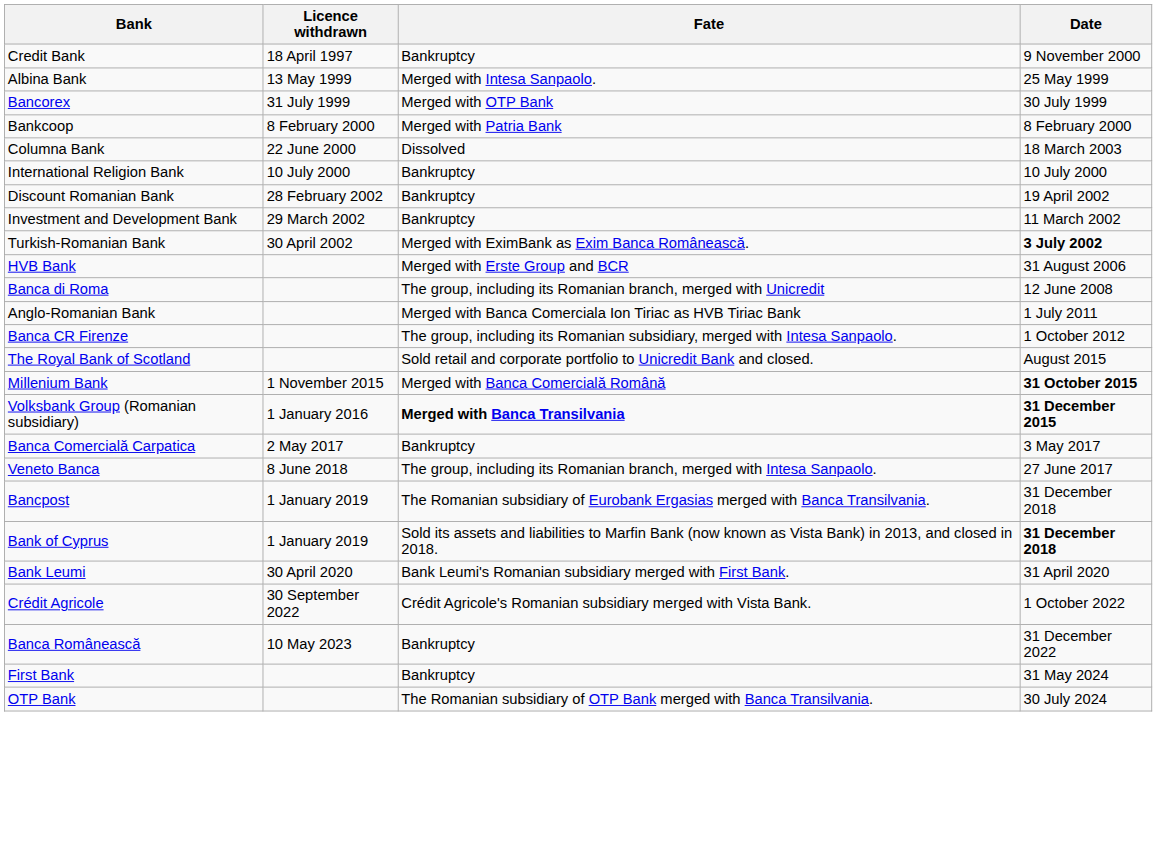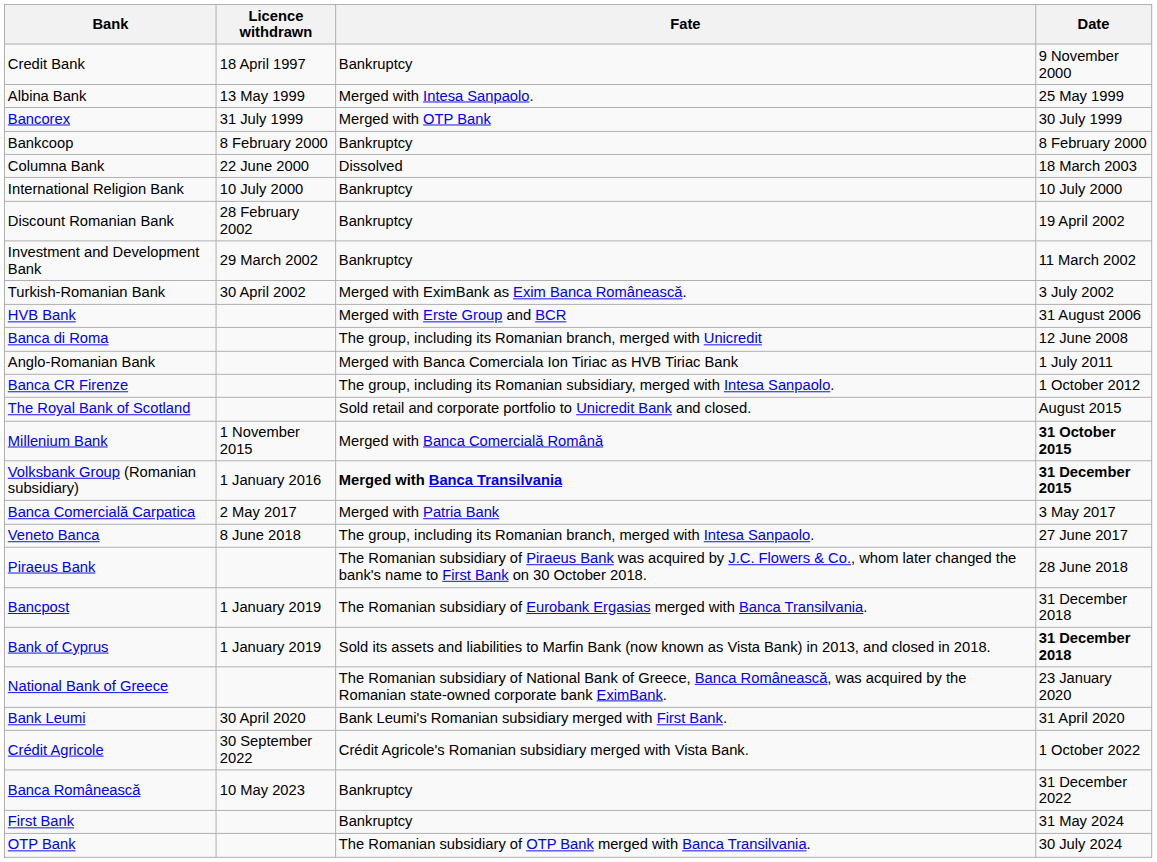(481, 126) Merged with Patria Bank -> (376, 142) Bankruptcy
(1063, 242) bold -> (1076, 292) normal
(438, 446) Bankruptcy -> (419, 512) Merged with Patria Bank
+ row: (52, 567)
+ row: (88, 687)
